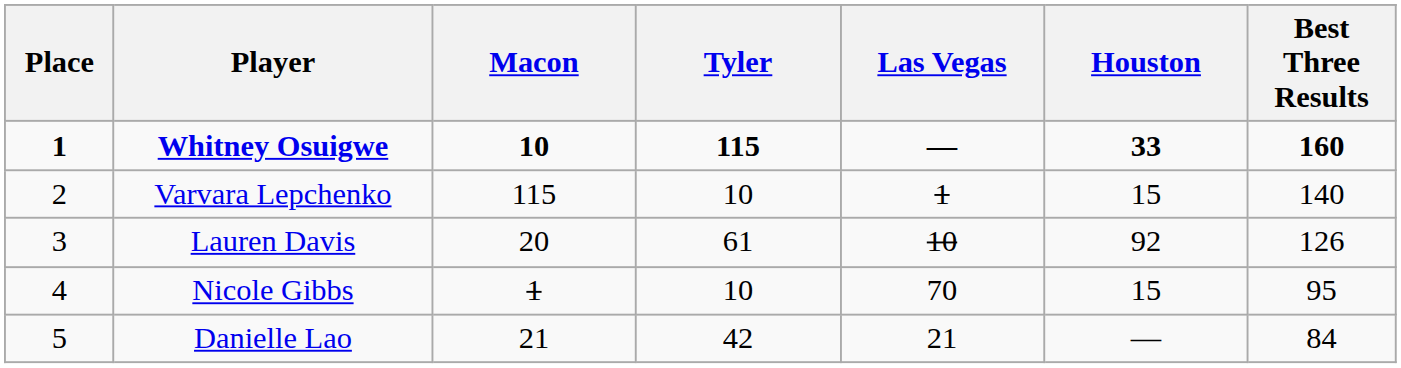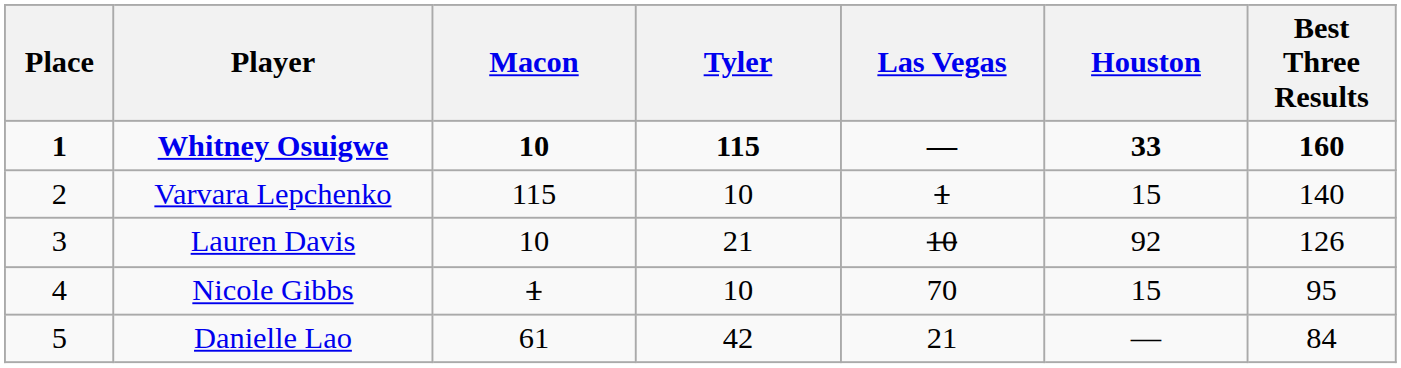(534, 241) 20 -> (534, 241) 10
(738, 241) 61 -> (738, 241) 21
(534, 338) 21 -> (534, 338) 61
